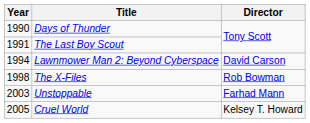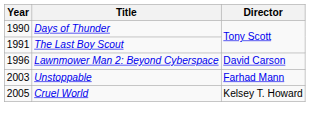(18, 61) 1994 -> (18, 61) 1996
- row: (60, 77)
